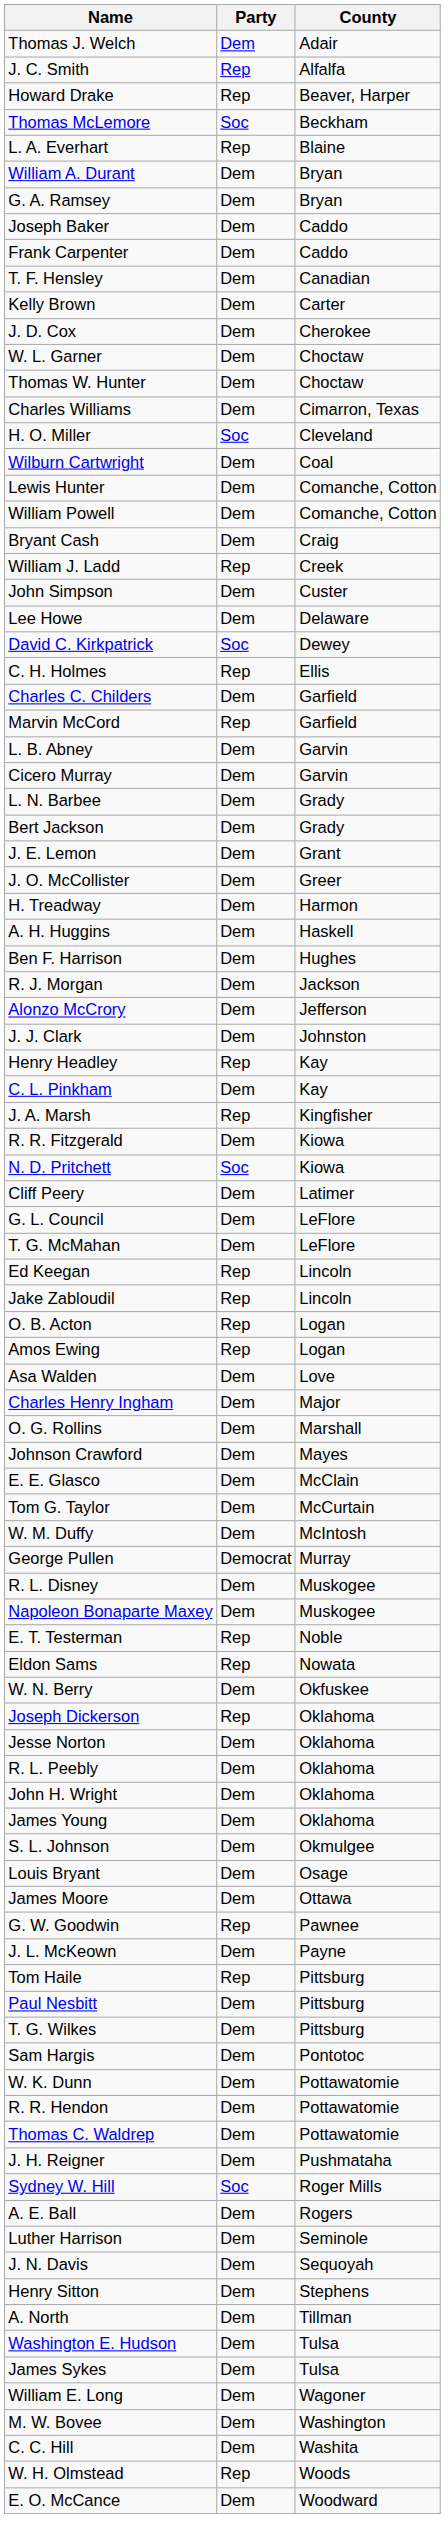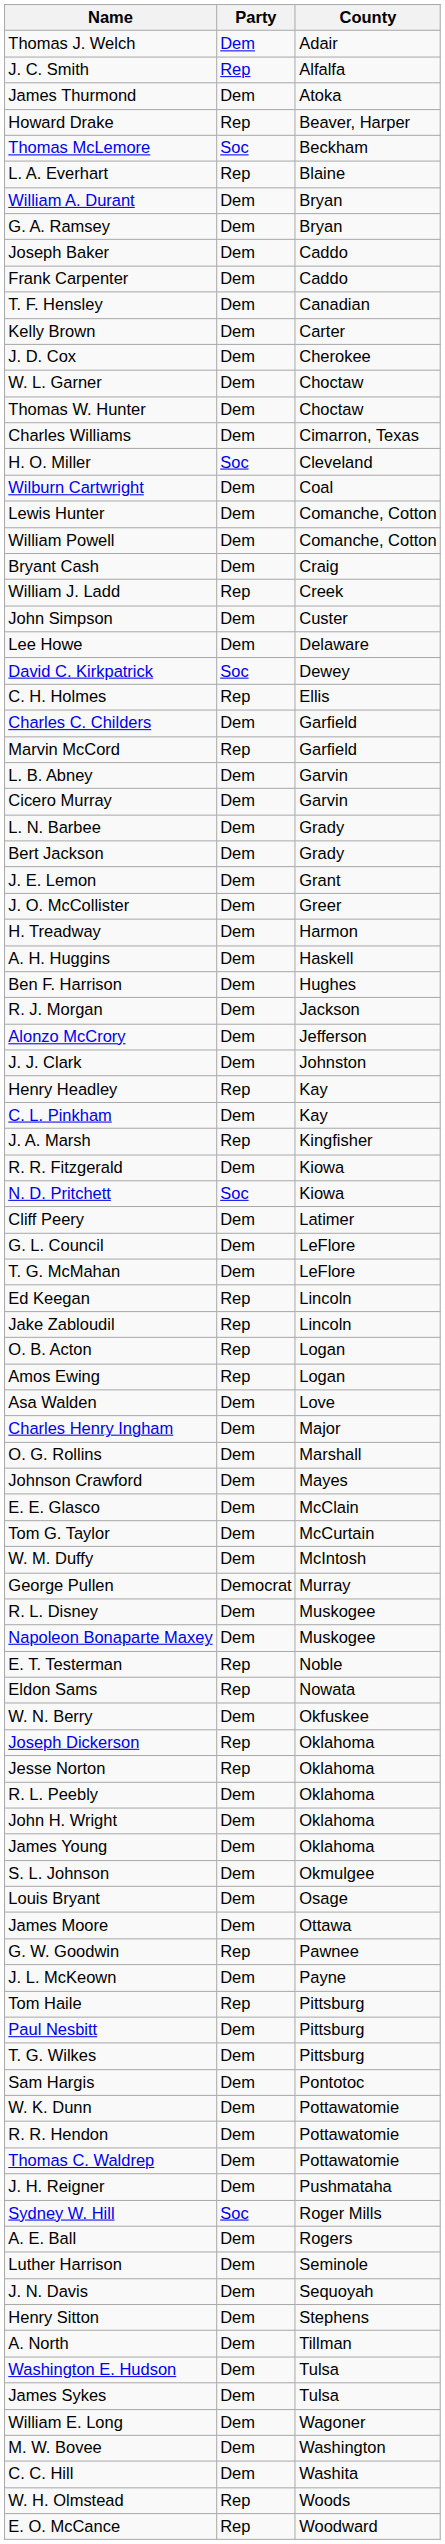+ row: (72, 95)
(238, 1742) Dem -> (235, 1768) Rep
(238, 2500) Dem -> (235, 2526) Rep
